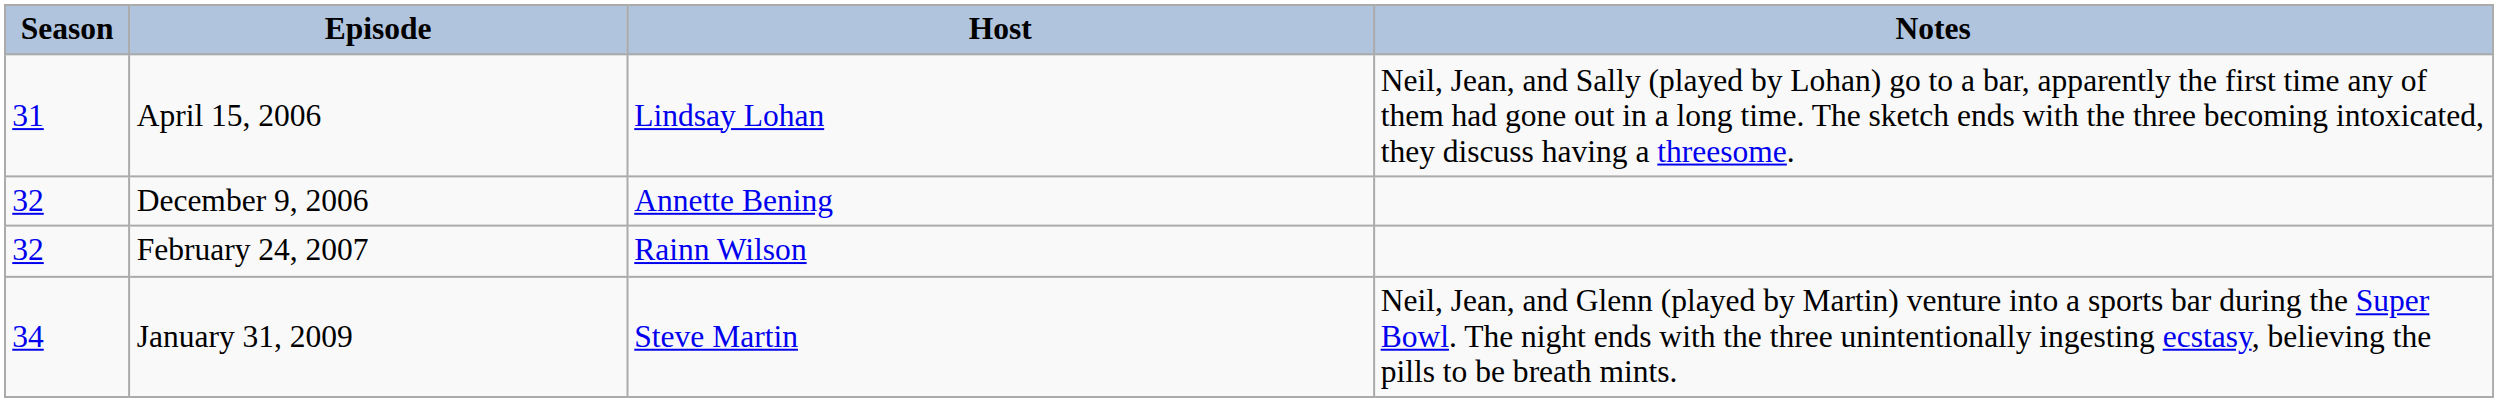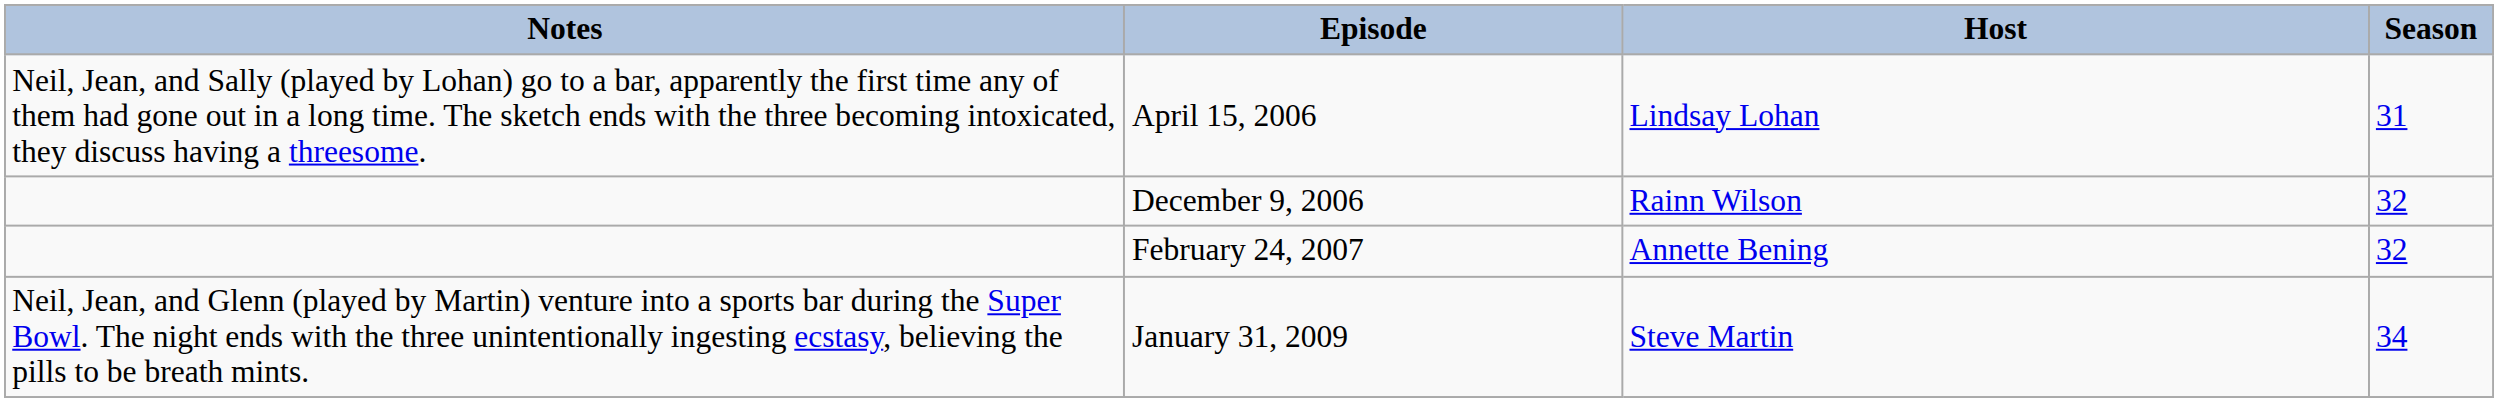columns swapped: (67, 29) <-> (1933, 29)
(734, 200) Annette Bening -> (1716, 200) Rainn Wilson
(720, 250) Rainn Wilson -> (1729, 250) Annette Bening
